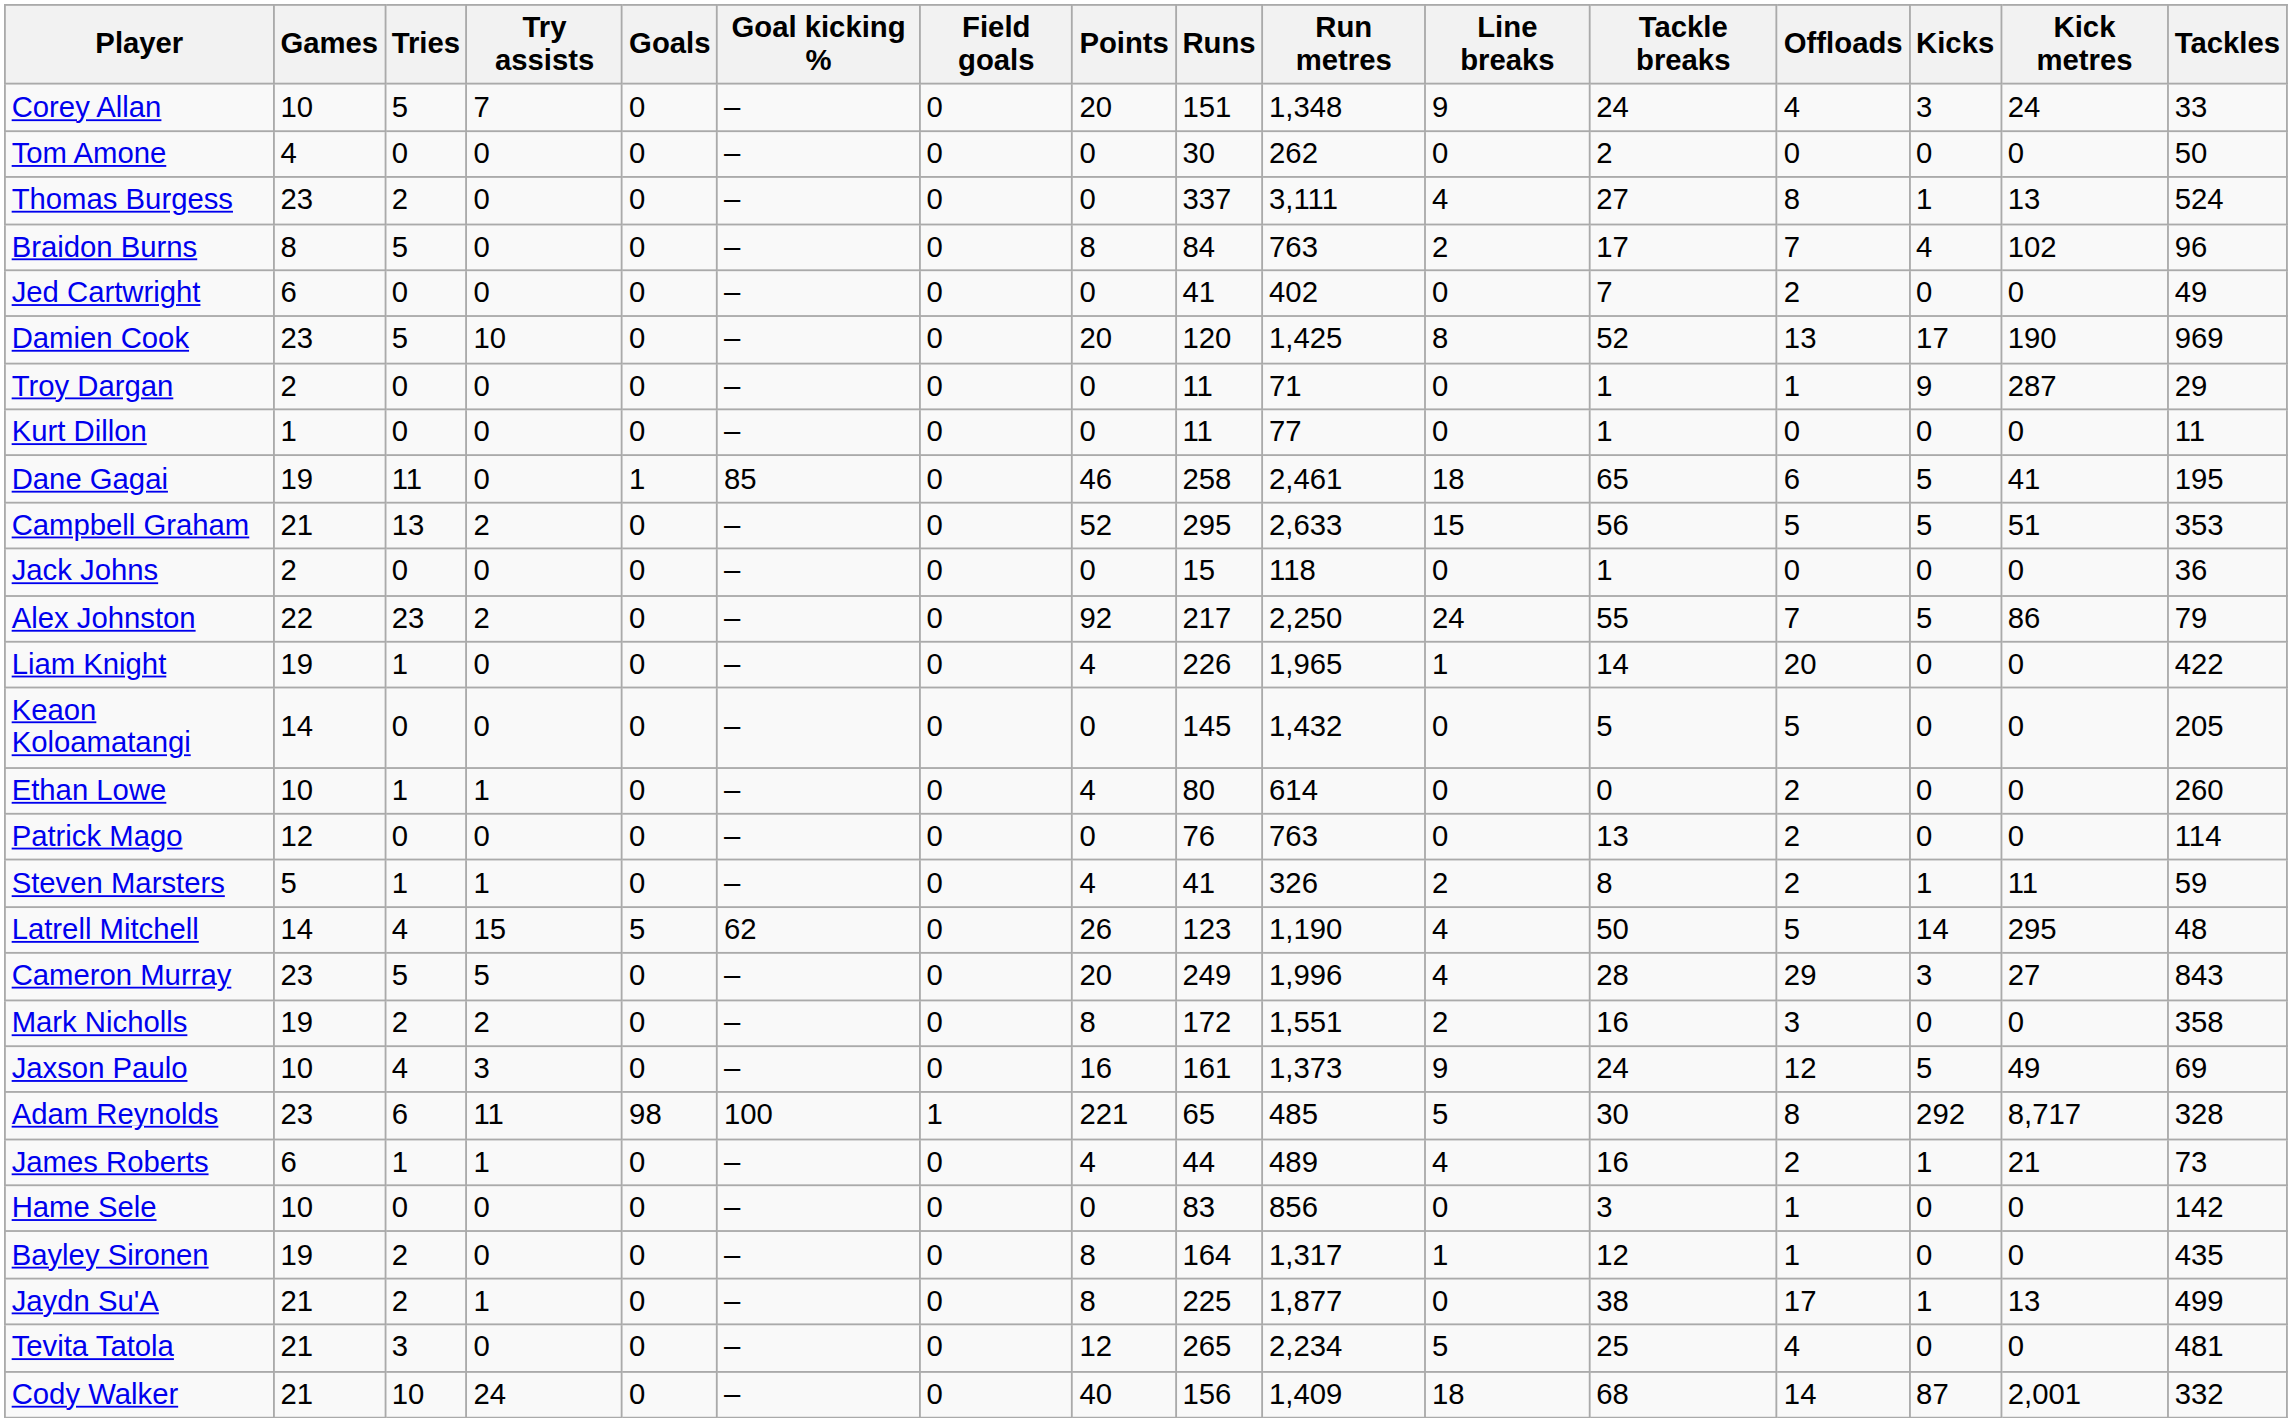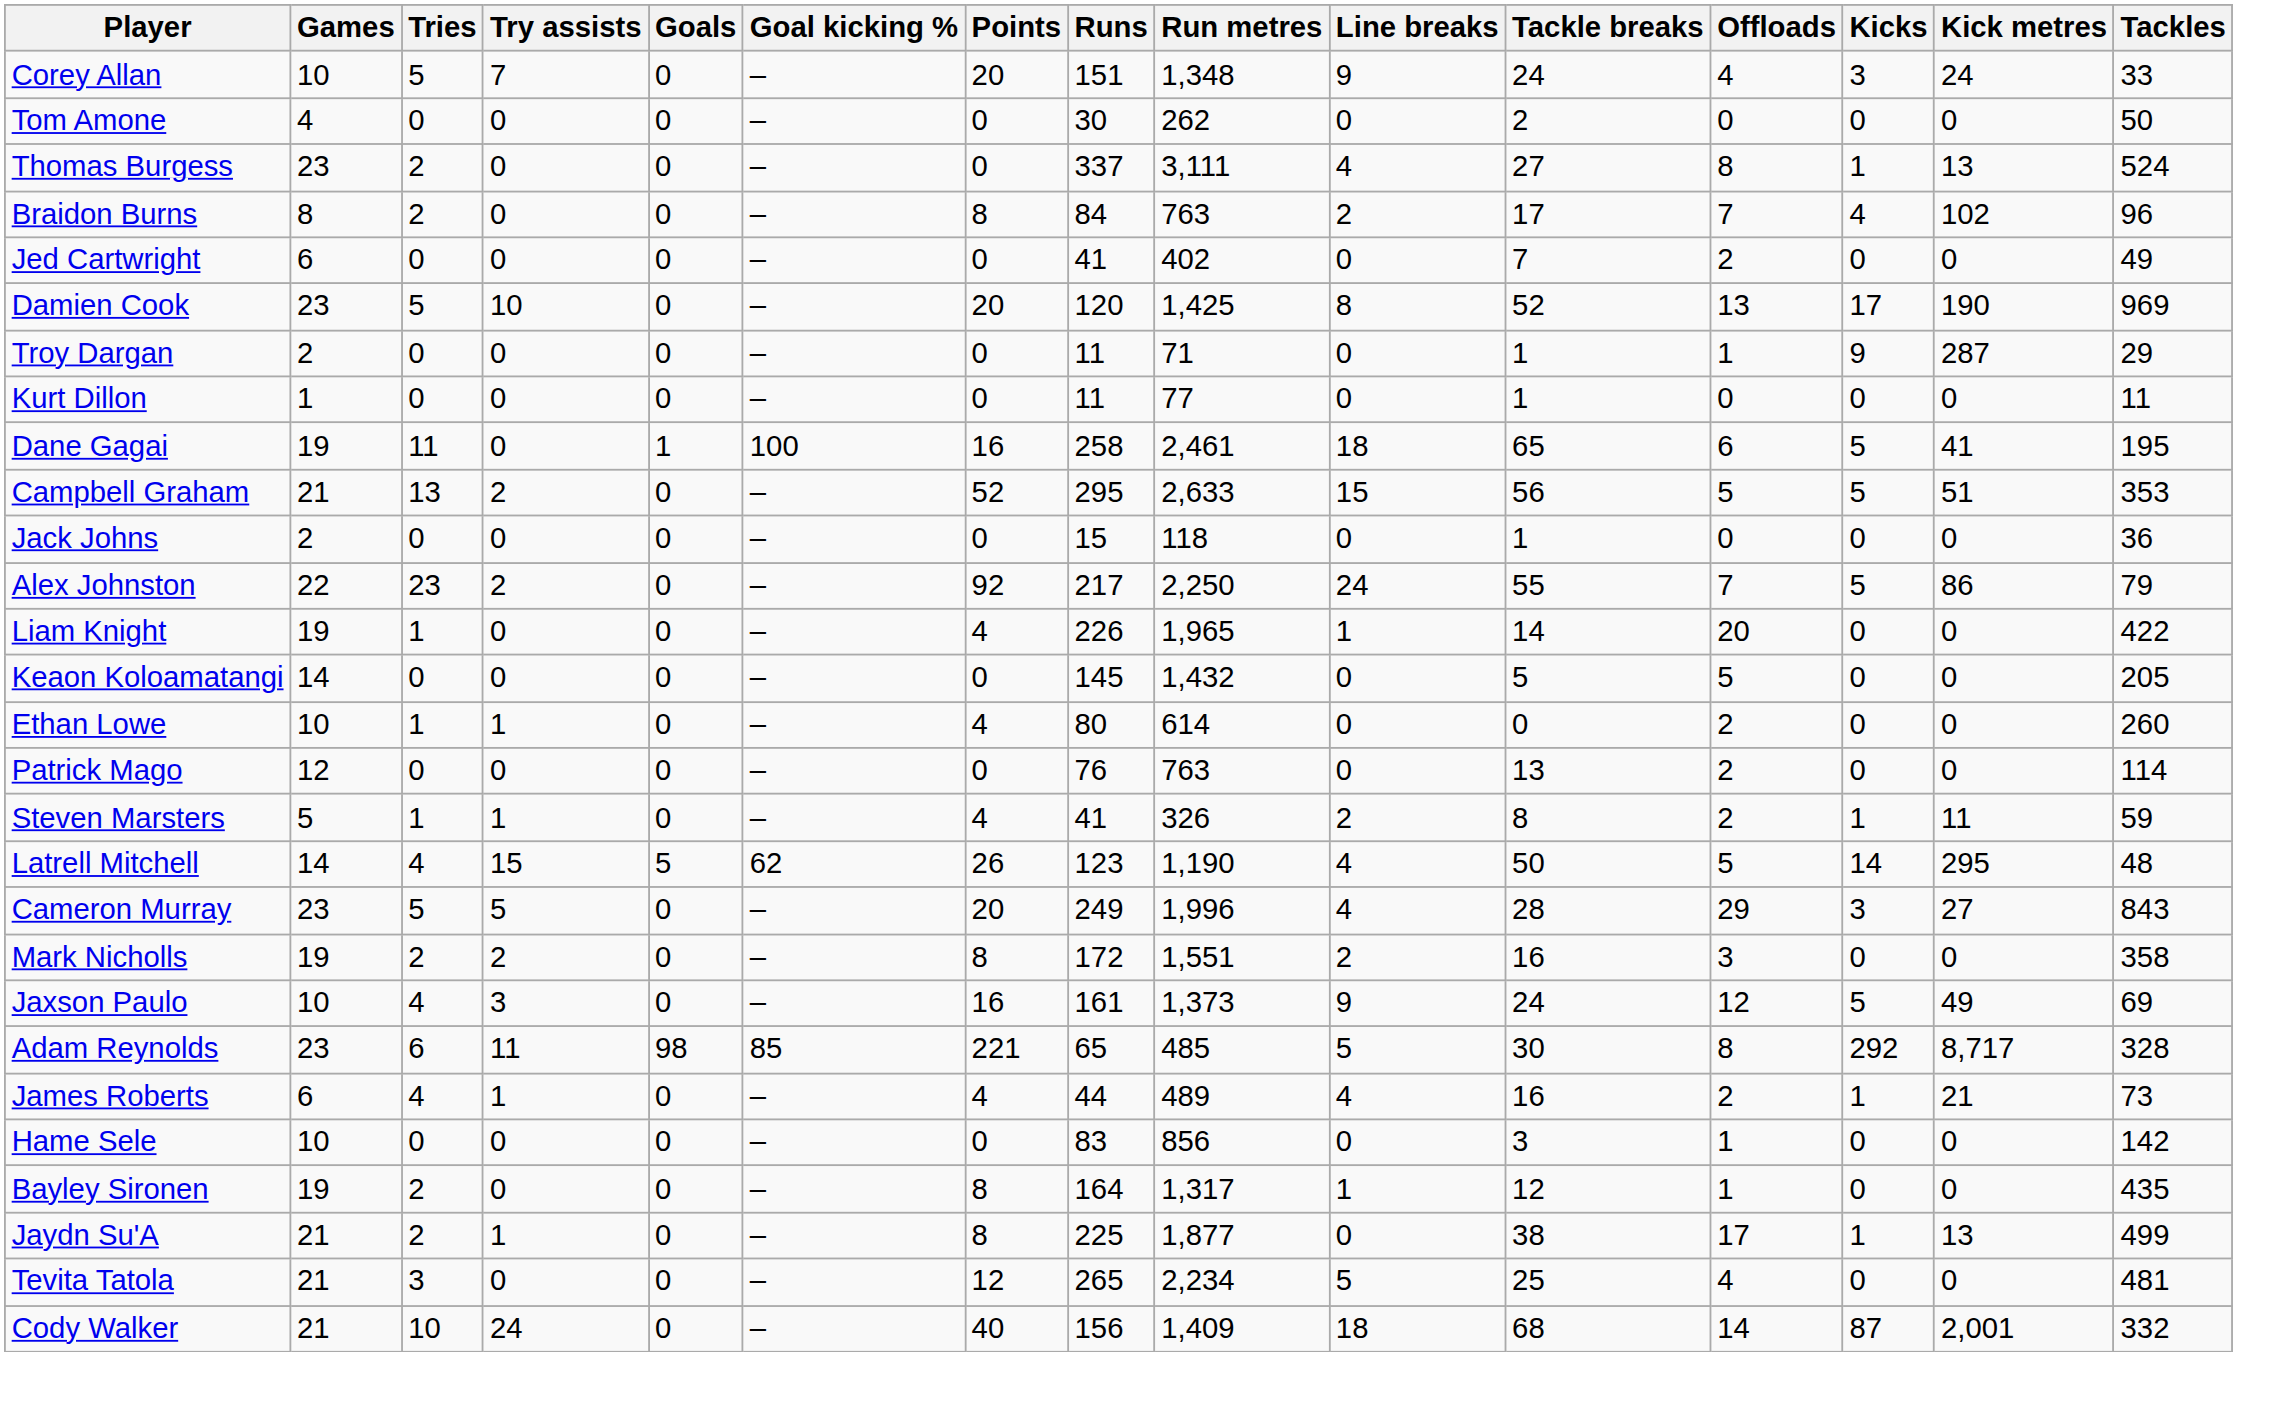- column: (996, 44)
(400, 246) 5 -> (416, 213) 2
(740, 478) 85 -> (774, 445) 100
(1096, 478) 46 -> (988, 445) 16
(748, 1115) 100 -> (766, 1049) 85
(400, 1161) 1 -> (416, 1095) 4
